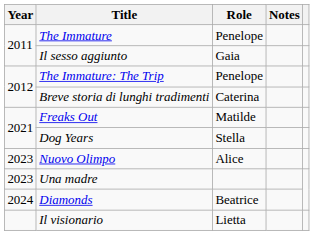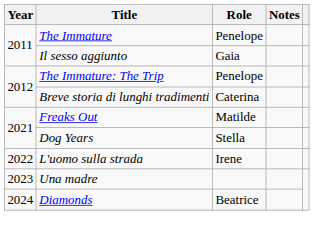+ row: (91, 158)
- row: (77, 158)
- row: (71, 220)
